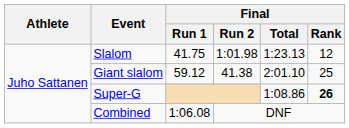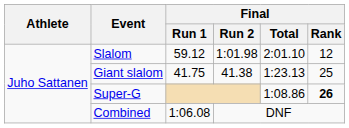(189, 53) 41.75 -> (189, 53) 59.12
(284, 53) 1:23.13 -> (284, 53) 2:01.10
(189, 73) 59.12 -> (189, 73) 41.75
(284, 73) 2:01.10 -> (284, 73) 1:23.13
